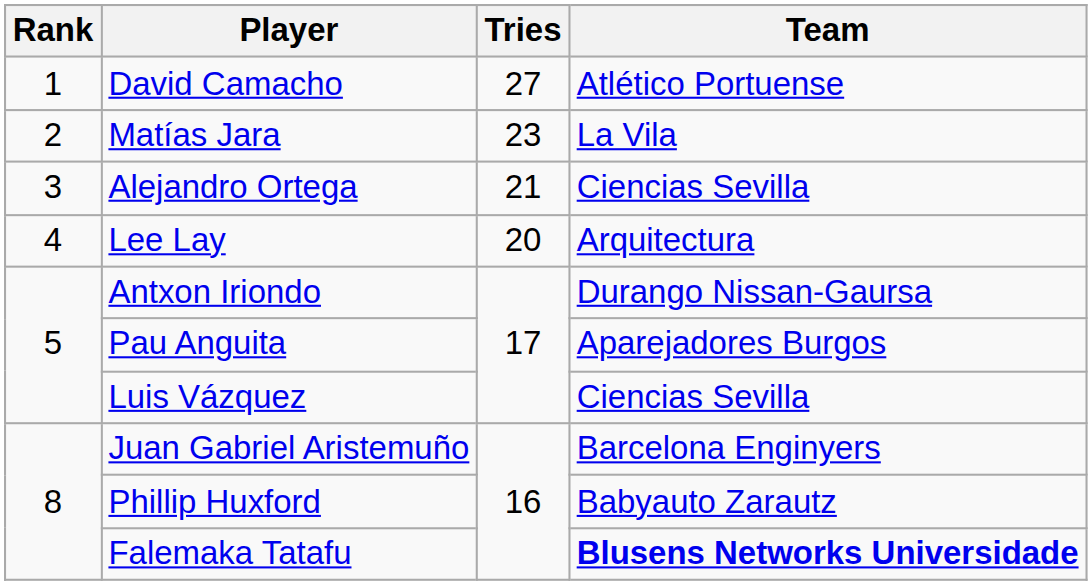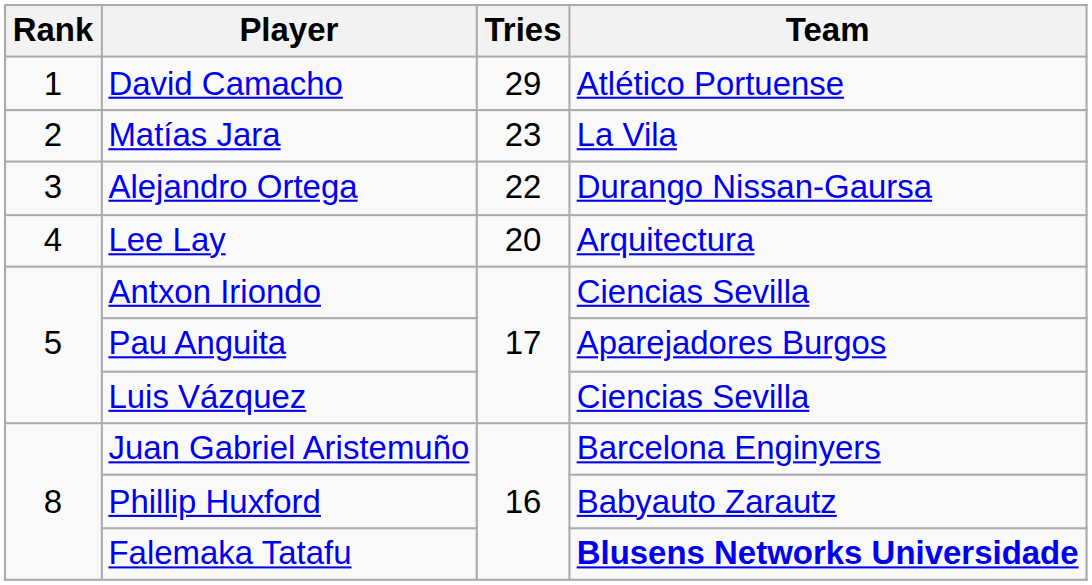(523, 82) 27 -> (523, 82) 29
(523, 187) 21 -> (523, 187) 22
(693, 187) Ciencias Sevilla -> (754, 187) Durango Nissan-Gaursa
(754, 291) Durango Nissan-Gaursa -> (693, 291) Ciencias Sevilla
